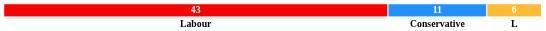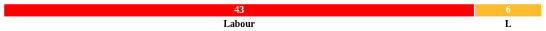- column: (437, 10)
